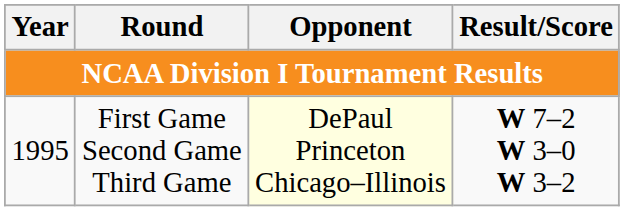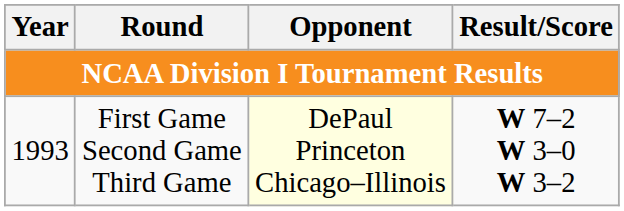(40, 150) 1995 -> (40, 150) 1993
